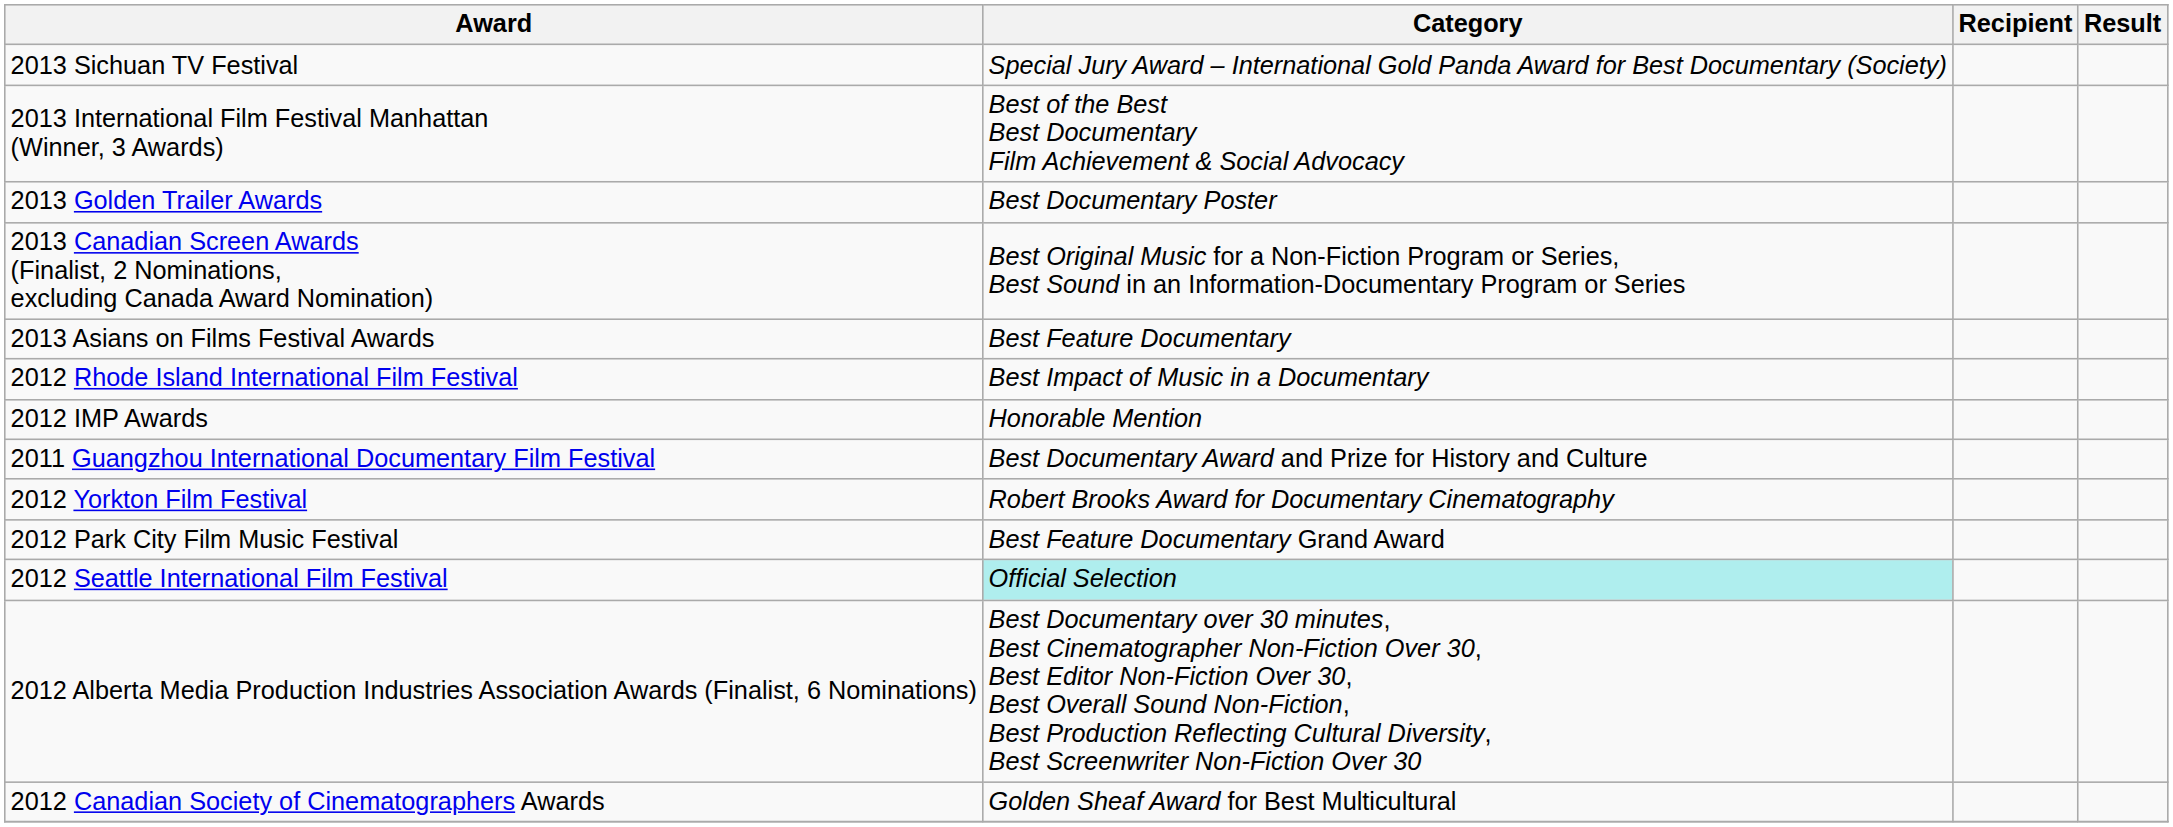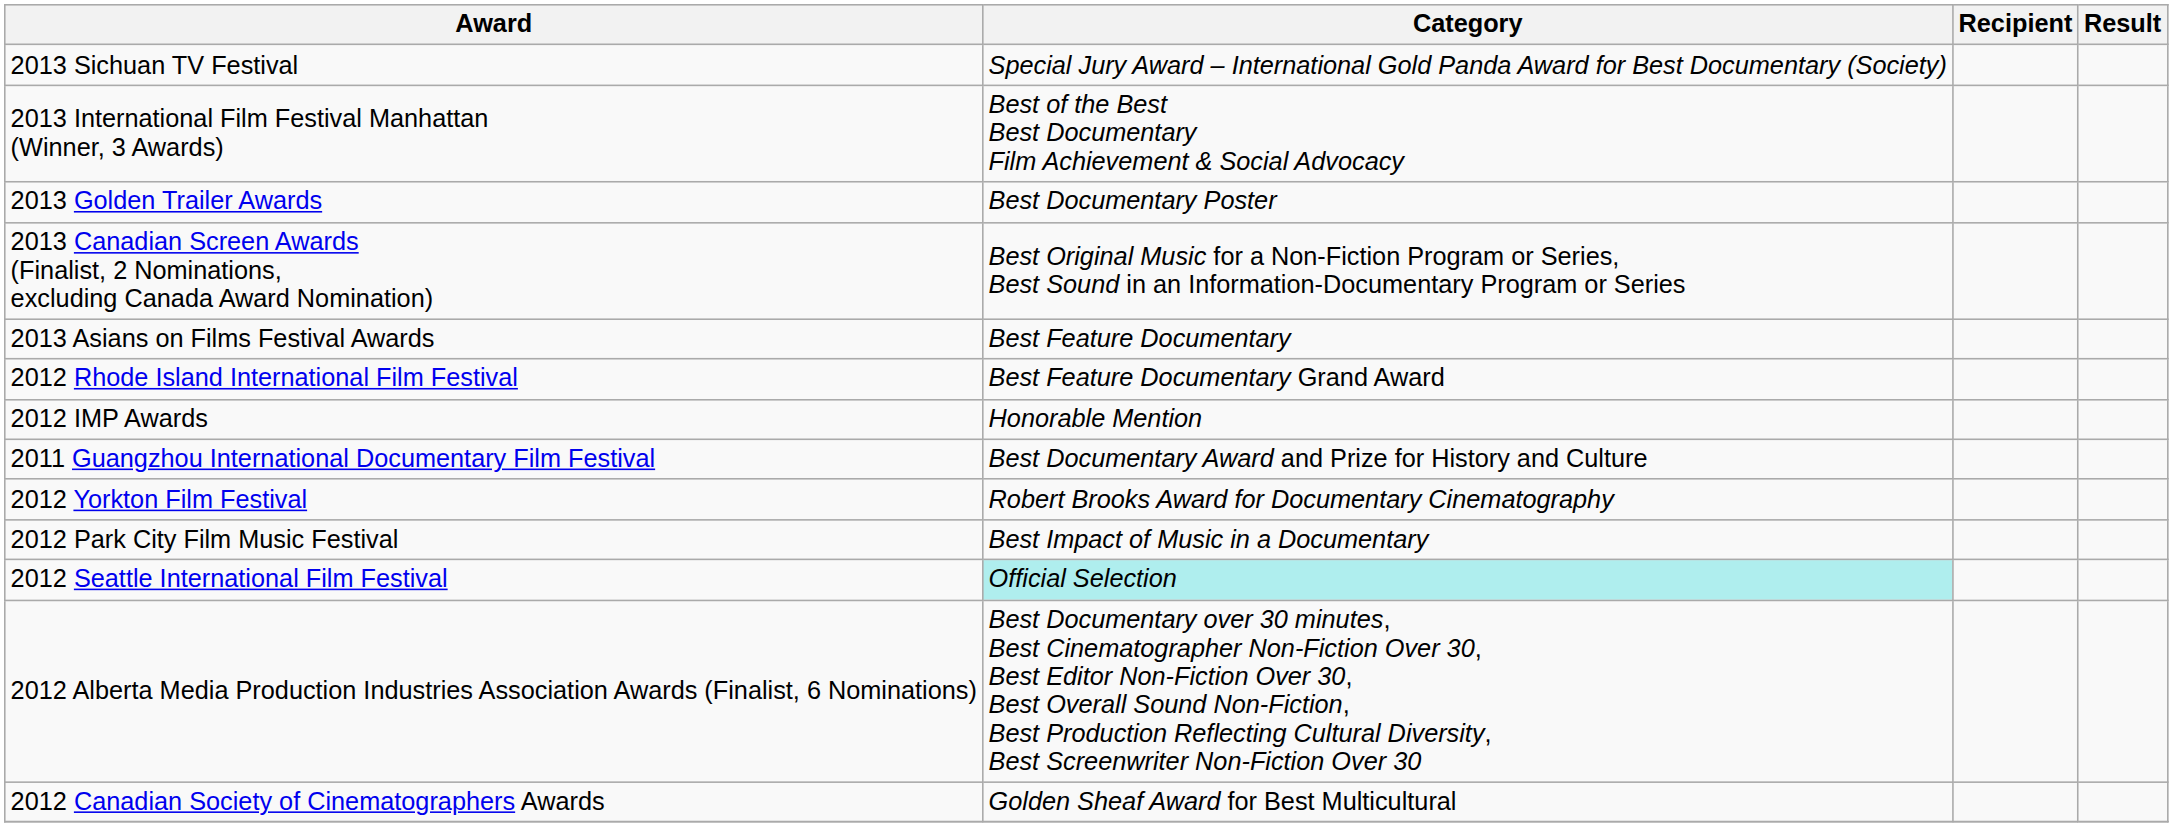(1208, 378) Best Impact of Music in a Documentary -> (1217, 378) Best Feature Documentary Grand Award
(1217, 539) Best Feature Documentary Grand Award -> (1208, 539) Best Impact of Music in a Documentary
